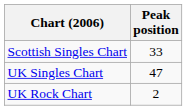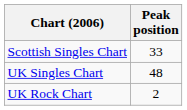(156, 72) 47 -> (156, 72) 48
